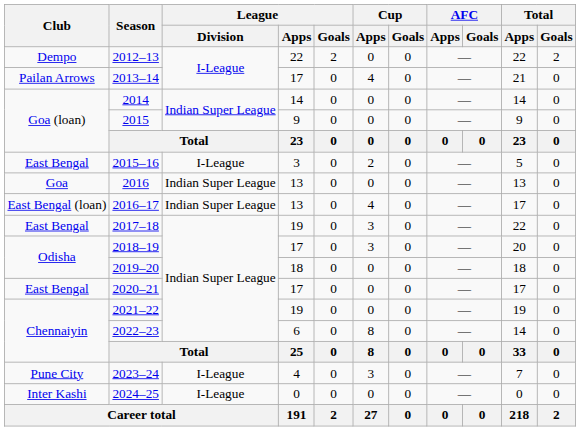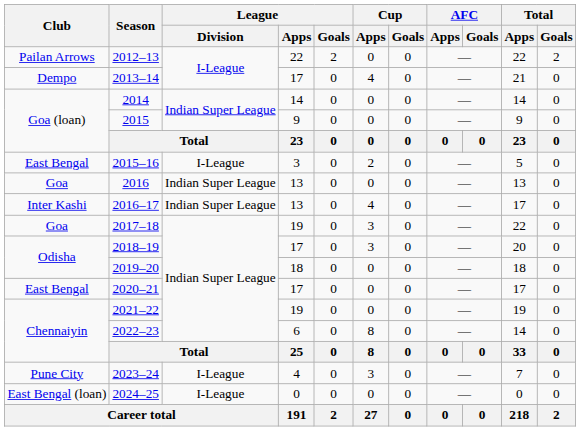(57, 57) Dempo -> (57, 57) Pailan Arrows
(57, 78) Pailan Arrows -> (57, 78) Dempo
(57, 204) East Bengal (loan) -> (57, 204) Inter Kashi
(57, 225) East Bengal -> (57, 225) Goa
(57, 394) Inter Kashi -> (57, 394) East Bengal (loan)
